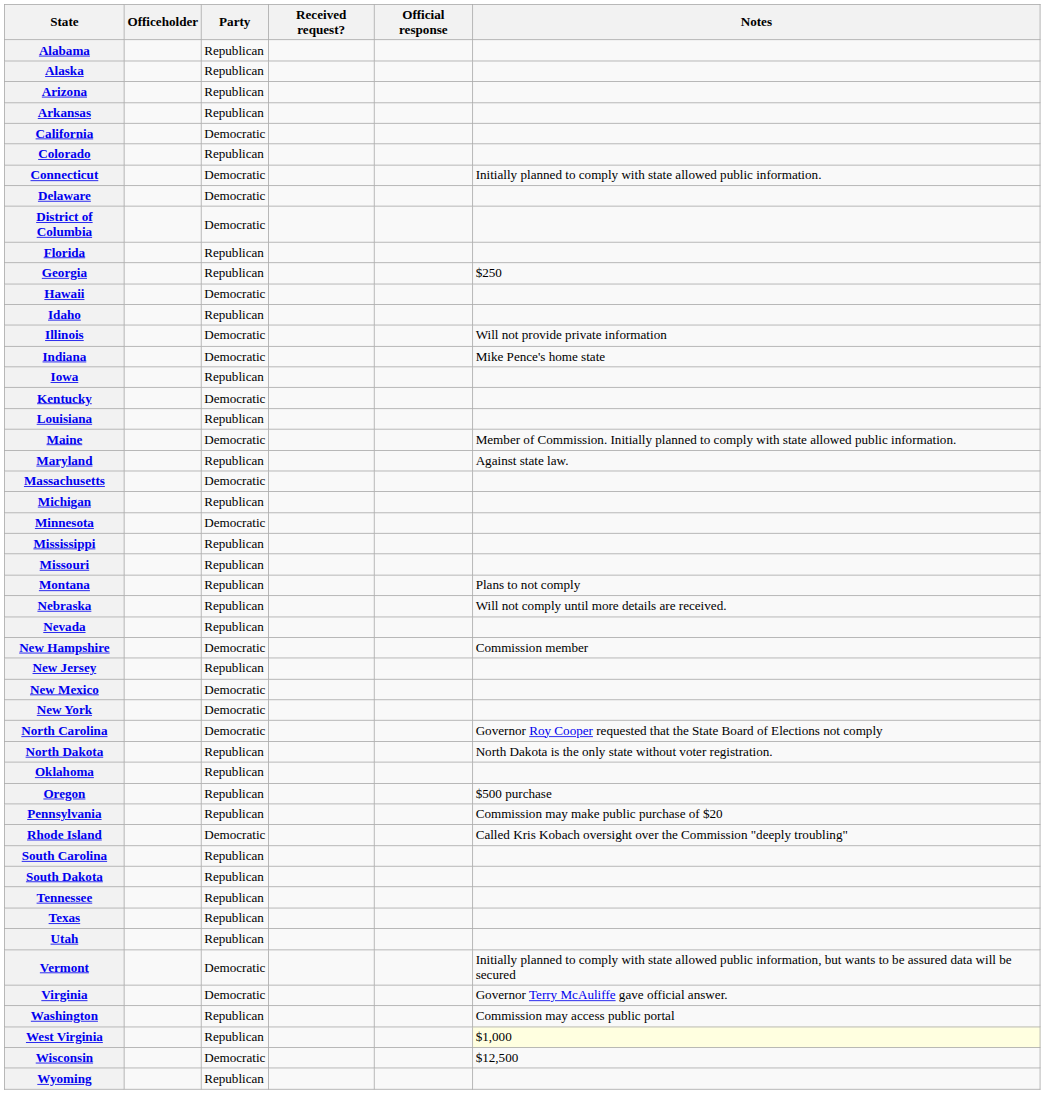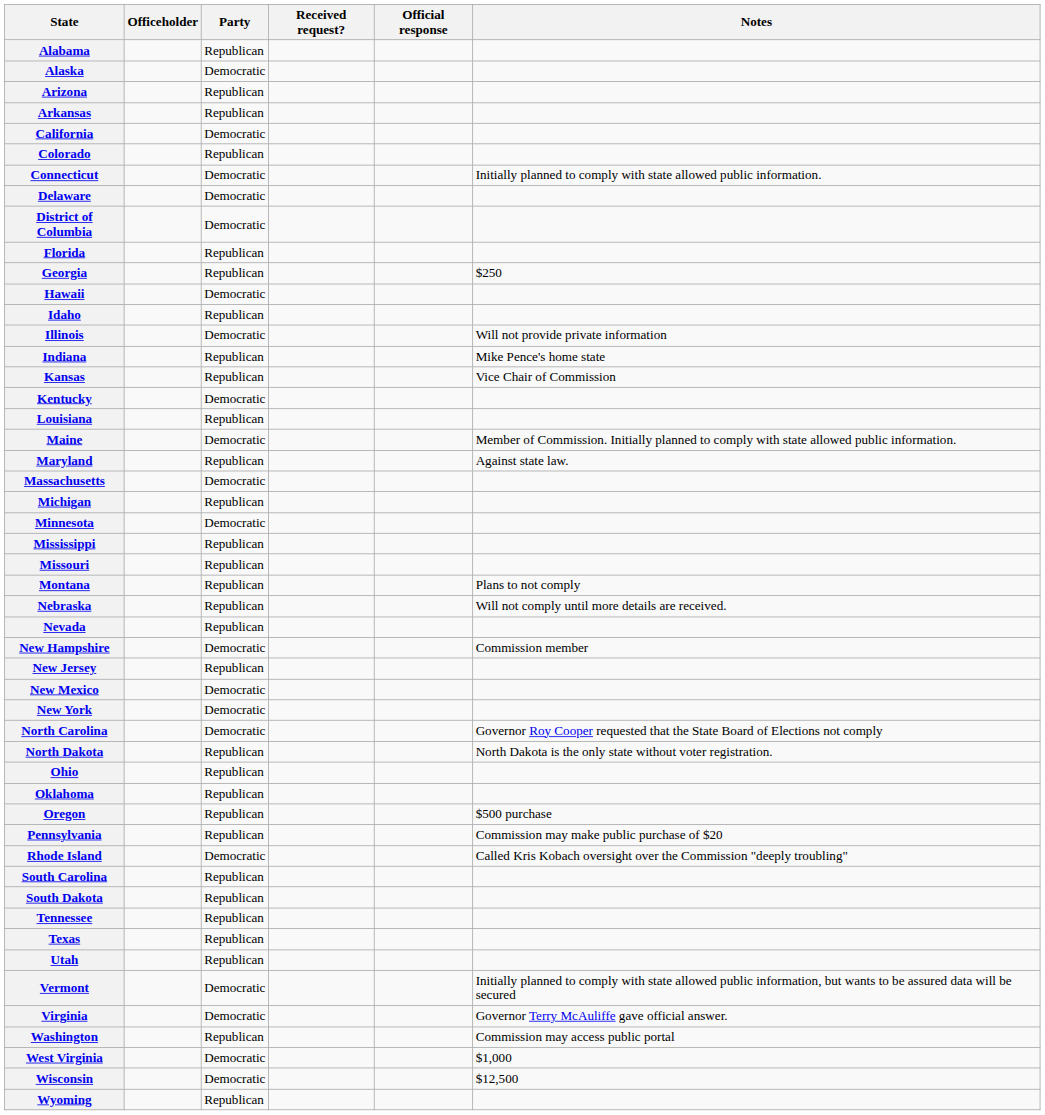(234, 71) Republican -> (235, 71) Democratic
(235, 356) Democratic -> (234, 356) Republican
- row: (64, 377)
+ row: (64, 377)
+ row: (64, 772)
(234, 1037) Republican -> (235, 1057) Democratic
(494, 1037) lightyellow background -> (494, 1057) no background
